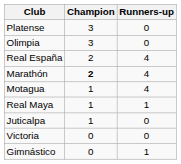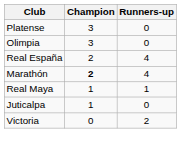- row: (26, 89)
(147, 136) 0 -> (147, 120) 2
- row: (31, 151)
